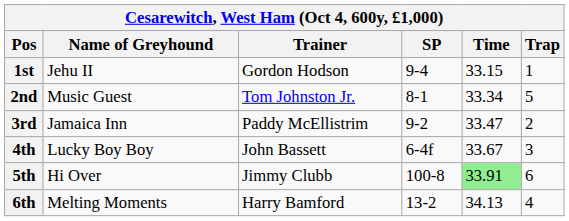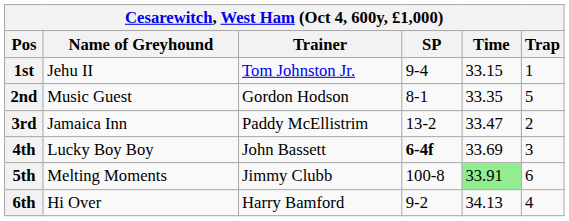(295, 70) Gordon Hodson -> (299, 70) Tom Johnston Jr.
(299, 96) Tom Johnston Jr. -> (295, 96) Gordon Hodson
(484, 96) 33.34 -> (484, 96) 33.35
(417, 123) 9-2 -> (421, 123) 13-2
(420, 149) normal -> (420, 149) bold
(484, 149) 33.67 -> (484, 149) 33.69
(74, 176) Hi Over -> (107, 176) Melting Moments
(107, 202) Melting Moments -> (74, 202) Hi Over
(421, 202) 13-2 -> (417, 202) 9-2
